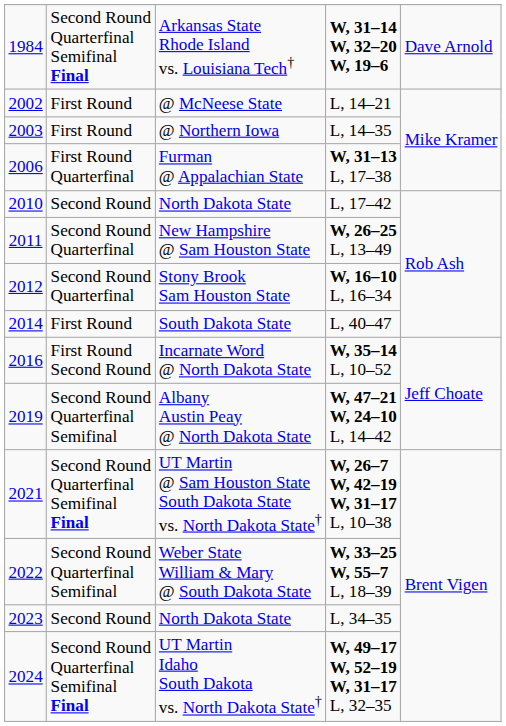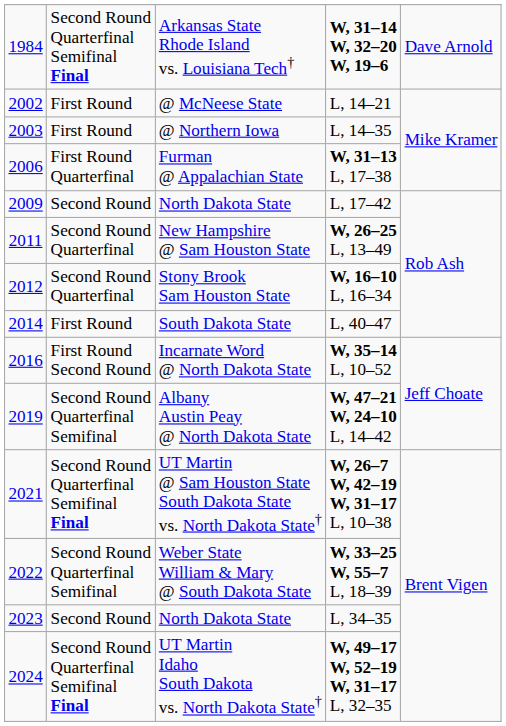(26, 203) 2010 -> (26, 203) 2009
